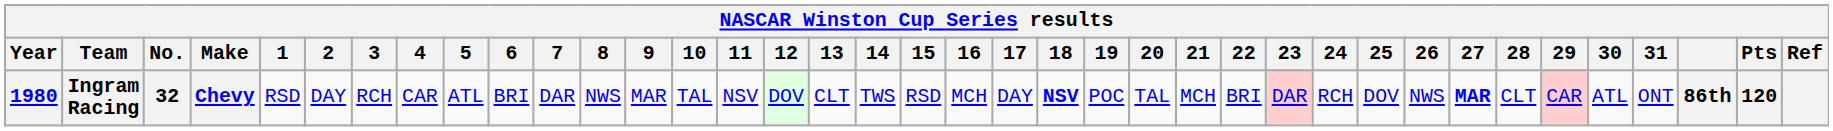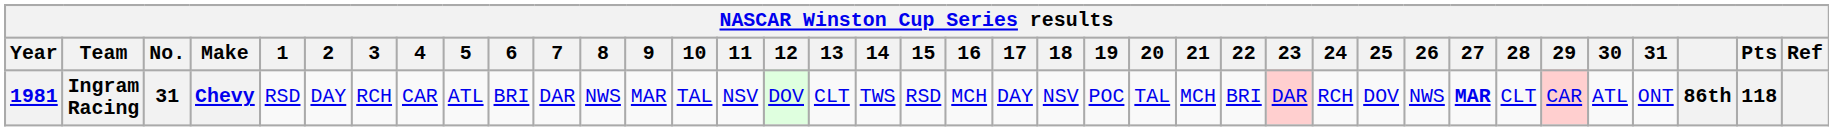(34, 97) 1980 -> (34, 97) 1981
(167, 97) 32 -> (167, 97) 31
(1061, 97) bold -> (1061, 97) normal
(1759, 97) 120 -> (1759, 97) 118
